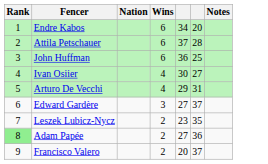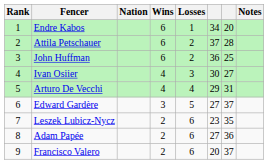+ column: (192, 12)
(18, 136) lightgreen background -> (18, 136) no background
